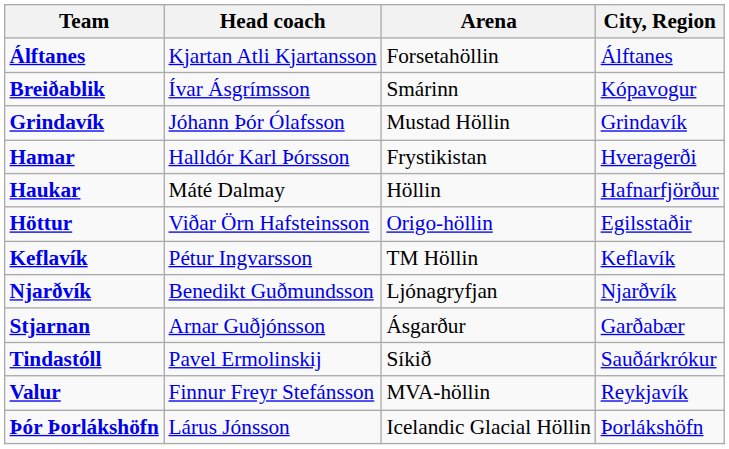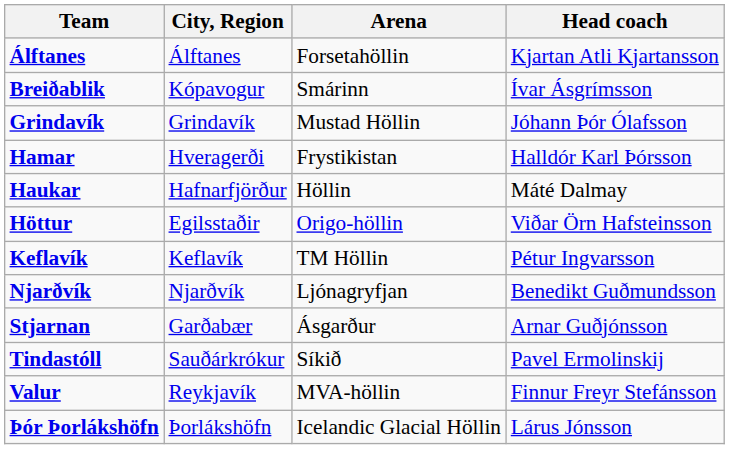columns swapped: (660, 21) <-> (273, 21)
